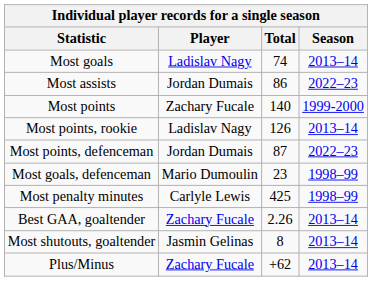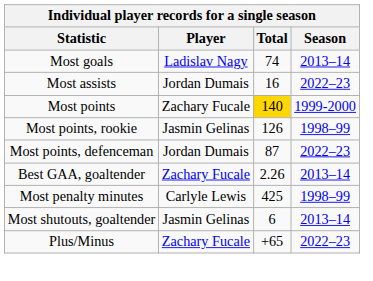(280, 83) 86 -> (272, 83) 16
(280, 106) no background -> (272, 106) gold background
(210, 128) Ladislav Nagy -> (206, 128) Jasmin Gelinas
(333, 128) 2013–14 -> (325, 128) 1998–99
- row: (81, 174)
rows swapped: (81, 196) <-> (81, 219)
(280, 241) 8 -> (272, 219) 6
(280, 264) +62 -> (272, 241) +65
(333, 264) 2013–14 -> (325, 241) 2022–23
